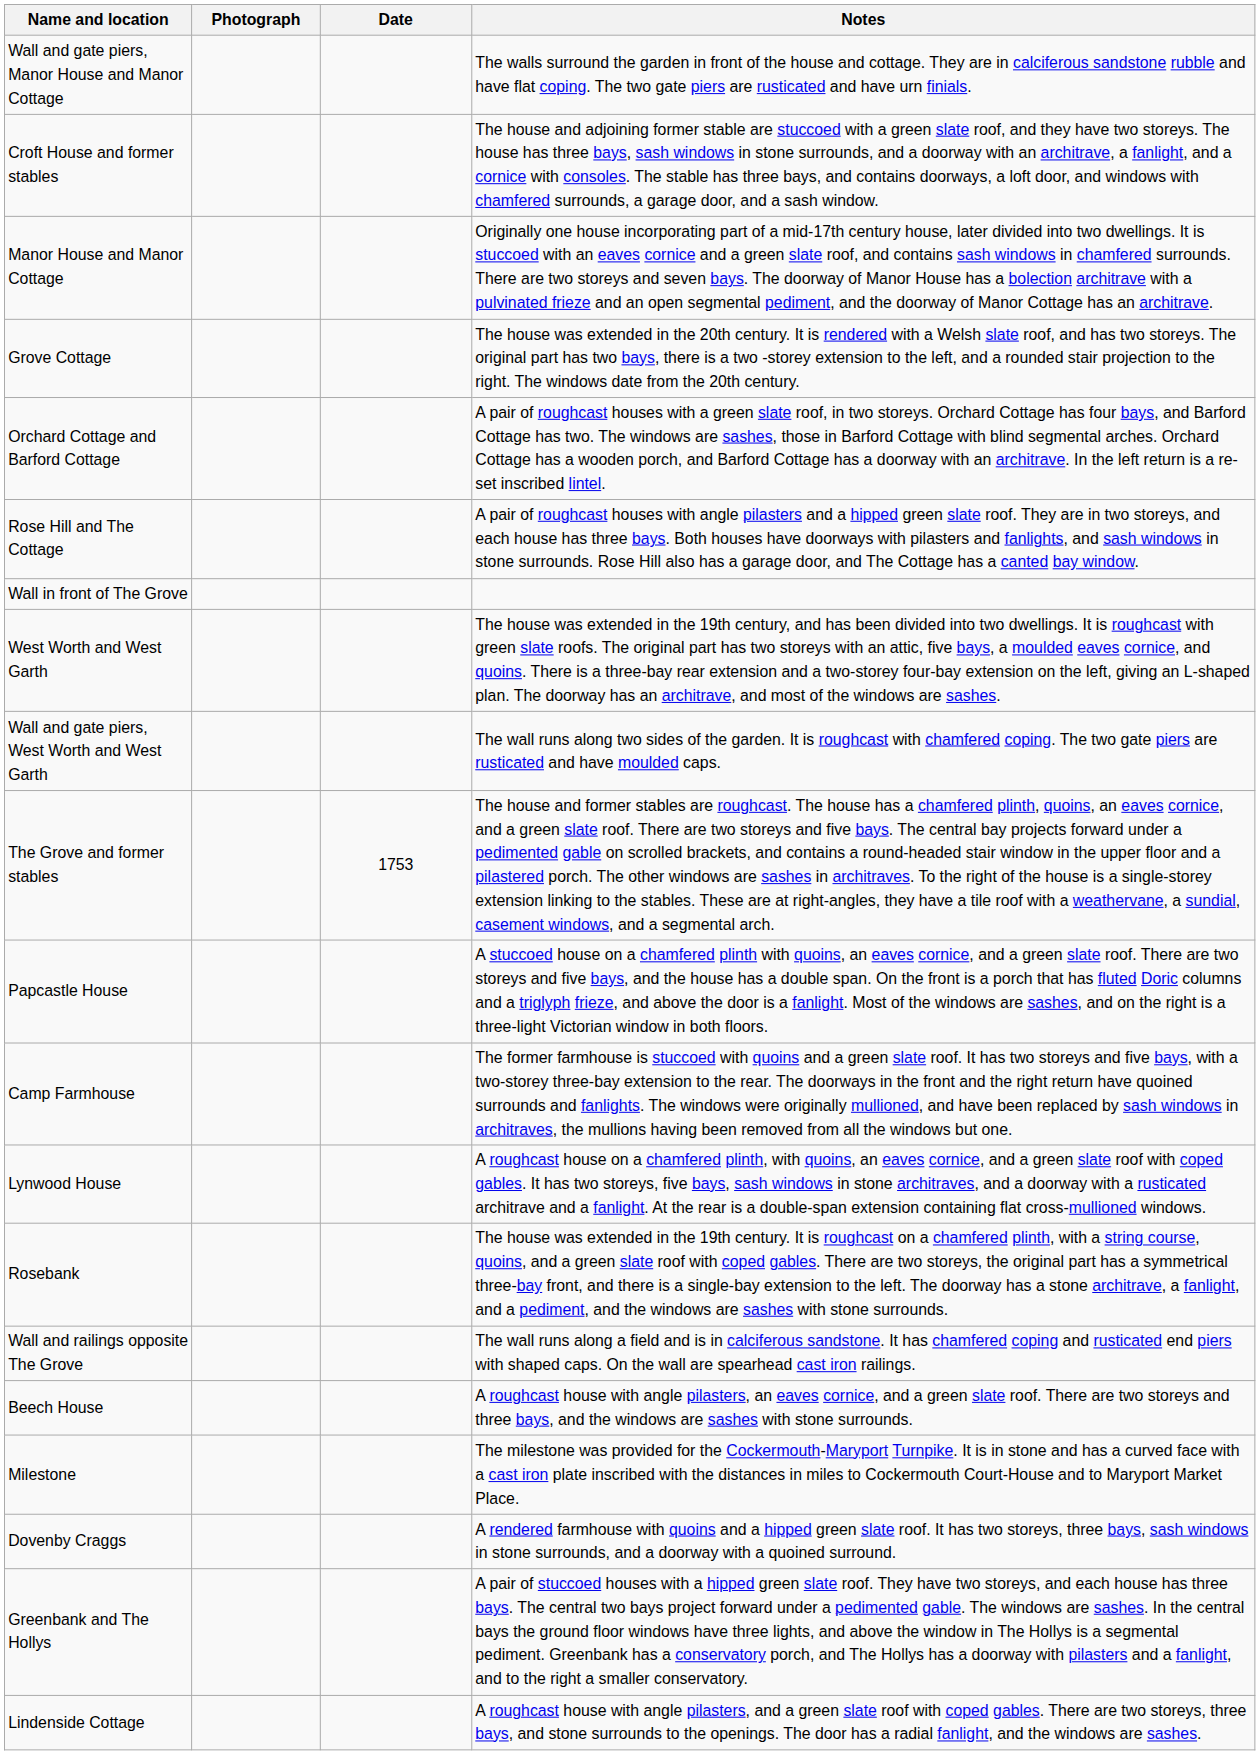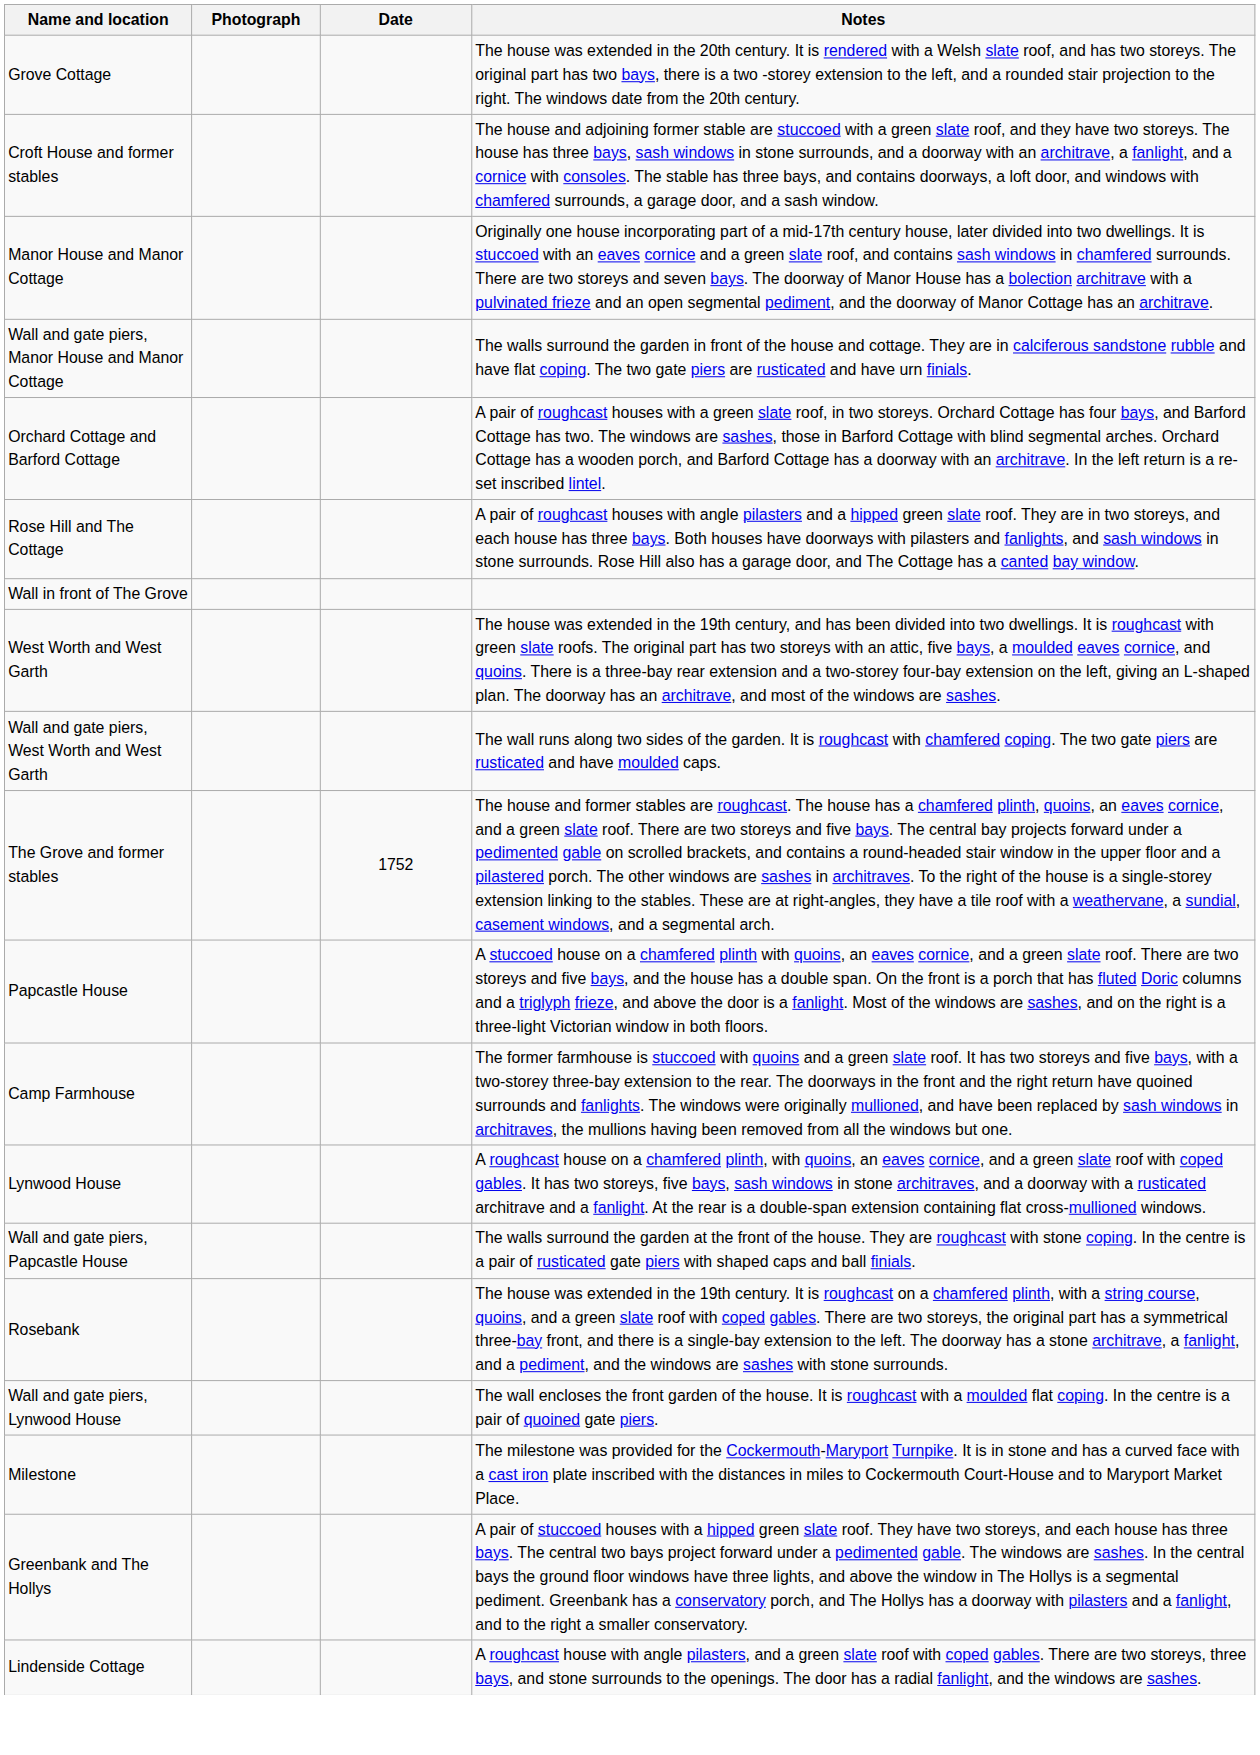rows swapped: (60, 358) <-> (96, 74)
(396, 865) 1753 -> (396, 865) 1752
+ row: (78, 1250)
- row: (98, 1353)
- row: (56, 1408)
+ row: (78, 1408)
- row: (67, 1541)
